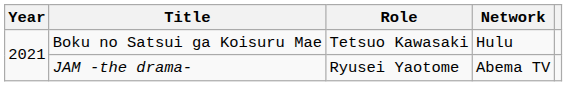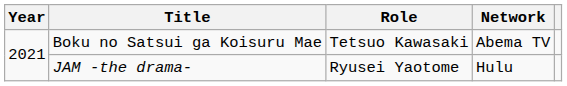(495, 42) Hulu -> (513, 42) Abema TV
(513, 68) Abema TV -> (495, 68) Hulu
